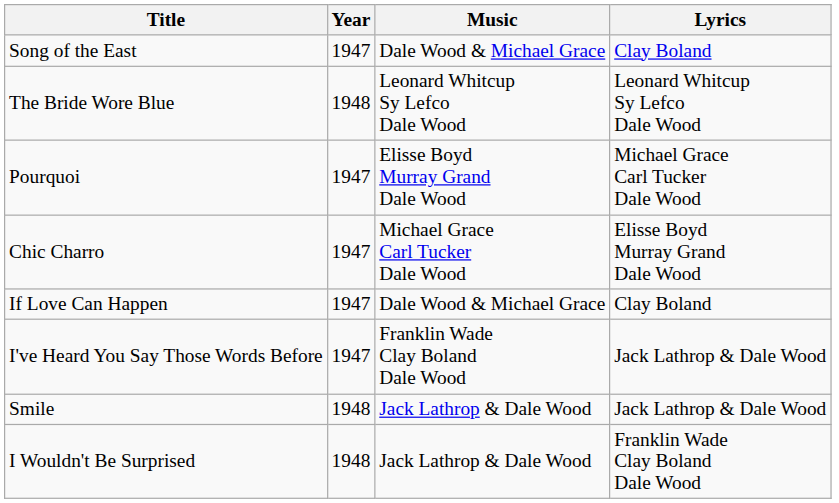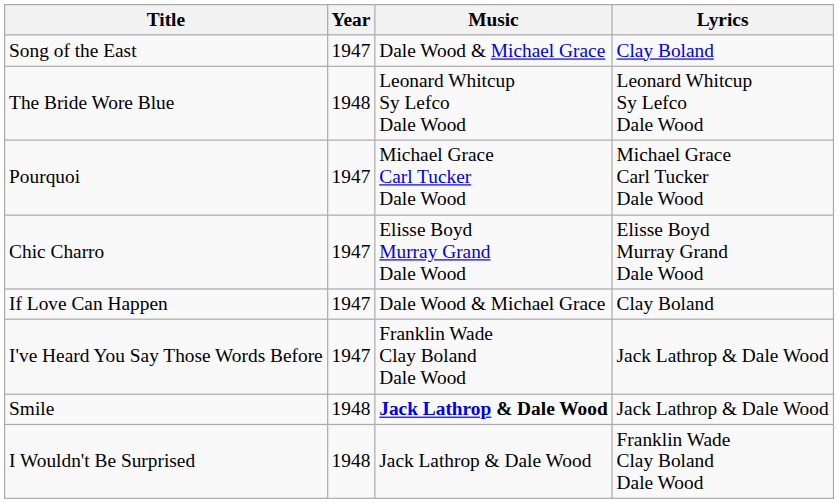(435, 177) Elisse Boyd Murray Grand Dale Wood -> (436, 177) Michael Grace Carl Tucker Dale Wood
(436, 251) Michael Grace Carl Tucker Dale Wood -> (435, 251) Elisse Boyd Murray Grand Dale Wood
(485, 409) normal -> (493, 409) bold
